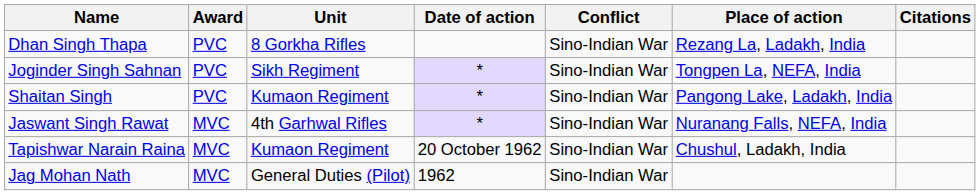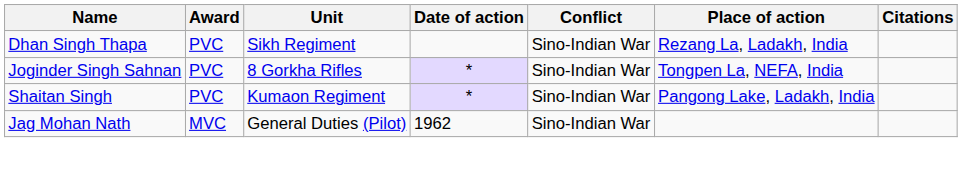(308, 44) 8 Gorkha Rifles -> (301, 44) Sikh Regiment
(305, 70) Sikh Regiment -> (305, 70) 8 Gorkha Rifles
- row: (88, 123)
- row: (97, 149)
